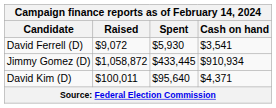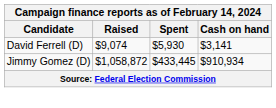(111, 45) $9,072 -> (111, 45) $9,074
(216, 45) $3,541 -> (216, 45) $3,141
- row: (39, 78)
